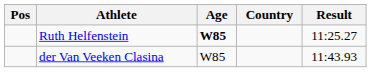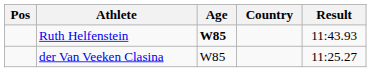(334, 35) 11:25.27 -> (334, 35) 11:43.93
(334, 56) 11:43.93 -> (334, 56) 11:25.27
